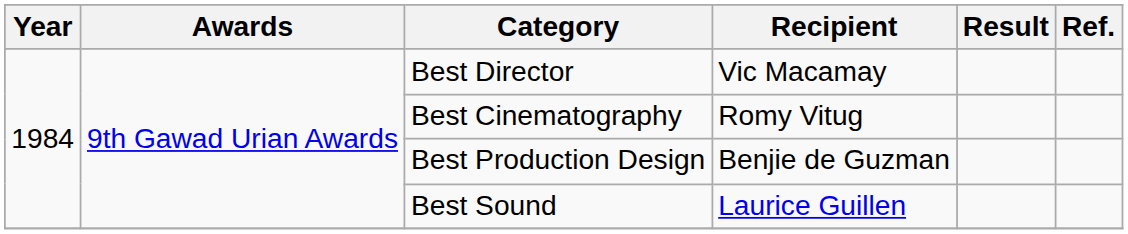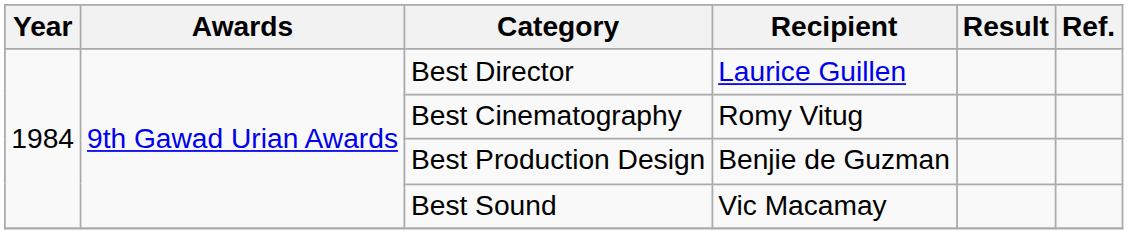(802, 71) Vic Macamay -> (812, 71) Laurice Guillen
(812, 205) Laurice Guillen -> (802, 205) Vic Macamay
